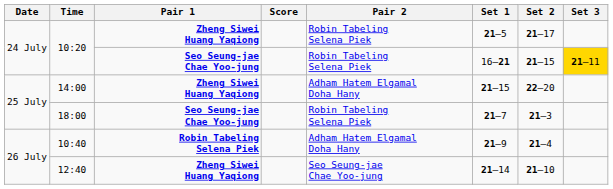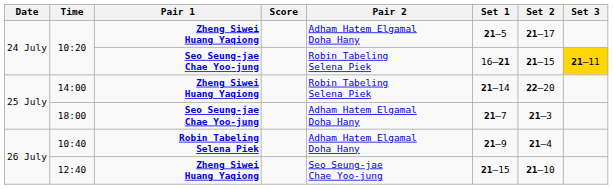(348, 34) Robin Tabeling Selena Piek -> (363, 34) Adham Hatem Elgamal Doha Hany
(363, 88) Adham Hatem Elgamal Doha Hany -> (348, 88) Robin Tabeling Selena Piek
(495, 88) 21–15 -> (495, 88) 21–14
(348, 115) Robin Tabeling Selena Piek -> (363, 115) Adham Hatem Elgamal Doha Hany
(495, 170) 21–14 -> (495, 170) 21–15
